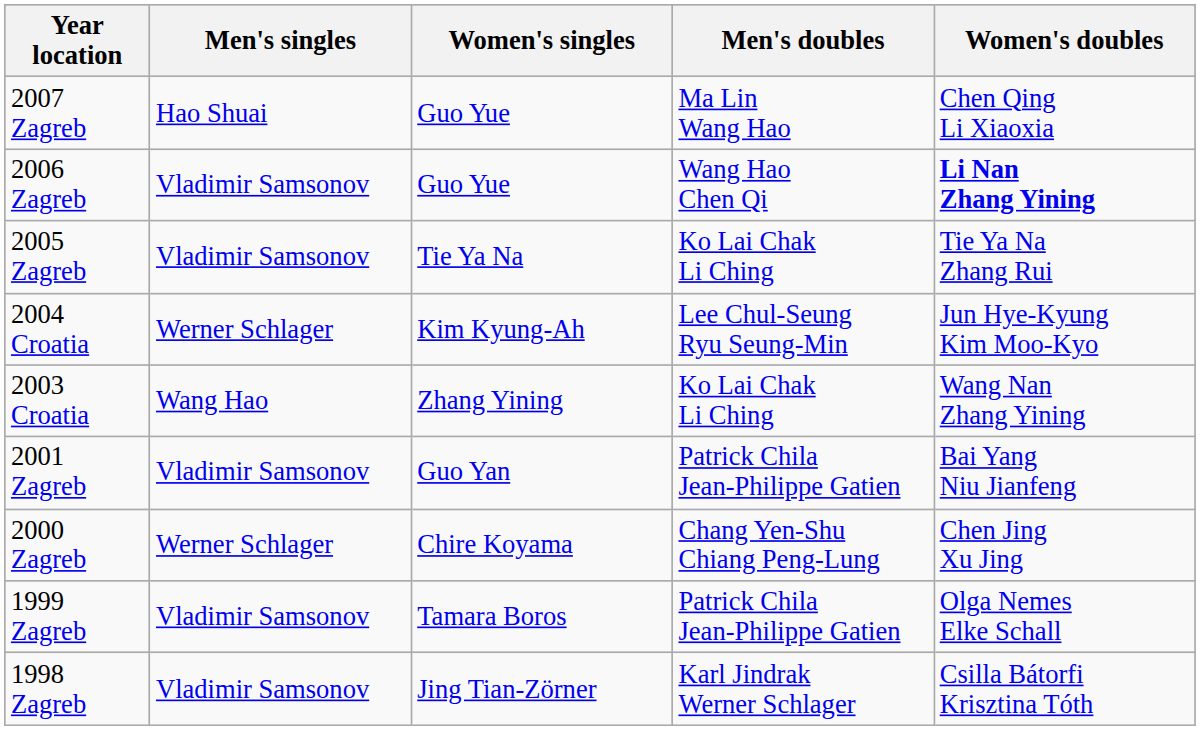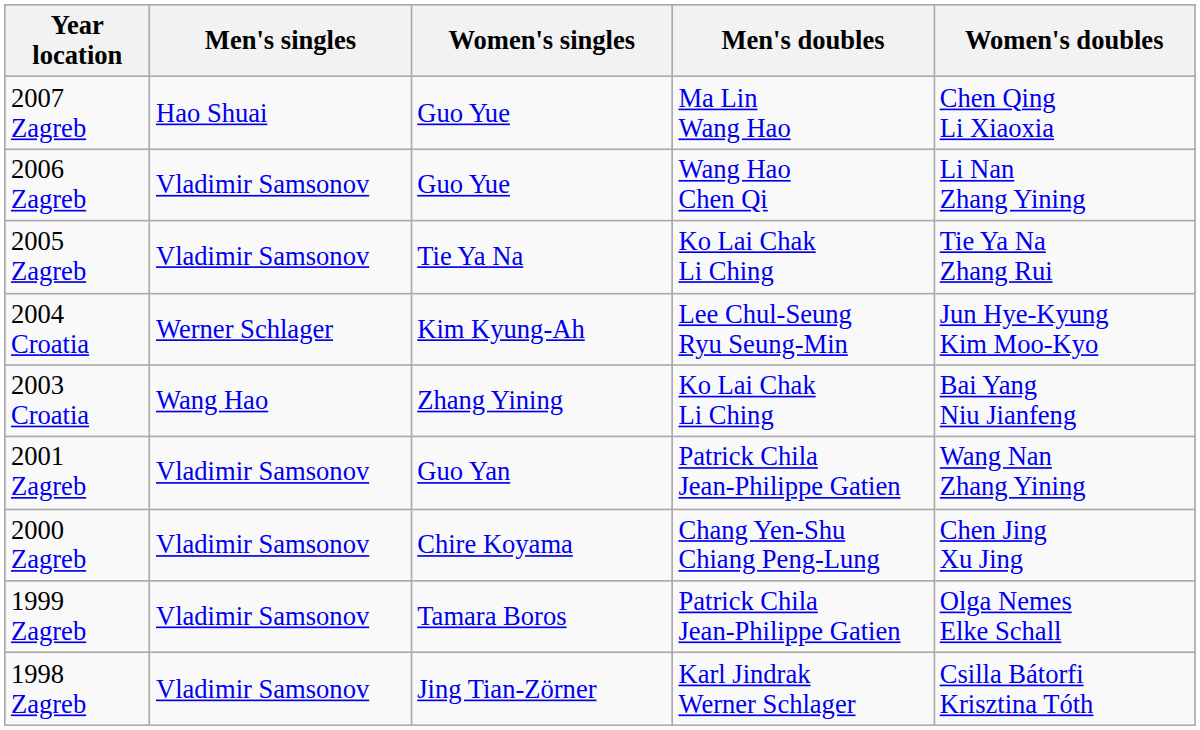(1017, 184) bold -> (1013, 184) normal
(1013, 400) Wang Nan Zhang Yining -> (1008, 400) Bai Yang Niu Jianfeng
(1008, 472) Bai Yang Niu Jianfeng -> (1013, 472) Wang Nan Zhang Yining
(245, 544) Werner Schlager -> (263, 544) Vladimir Samsonov
